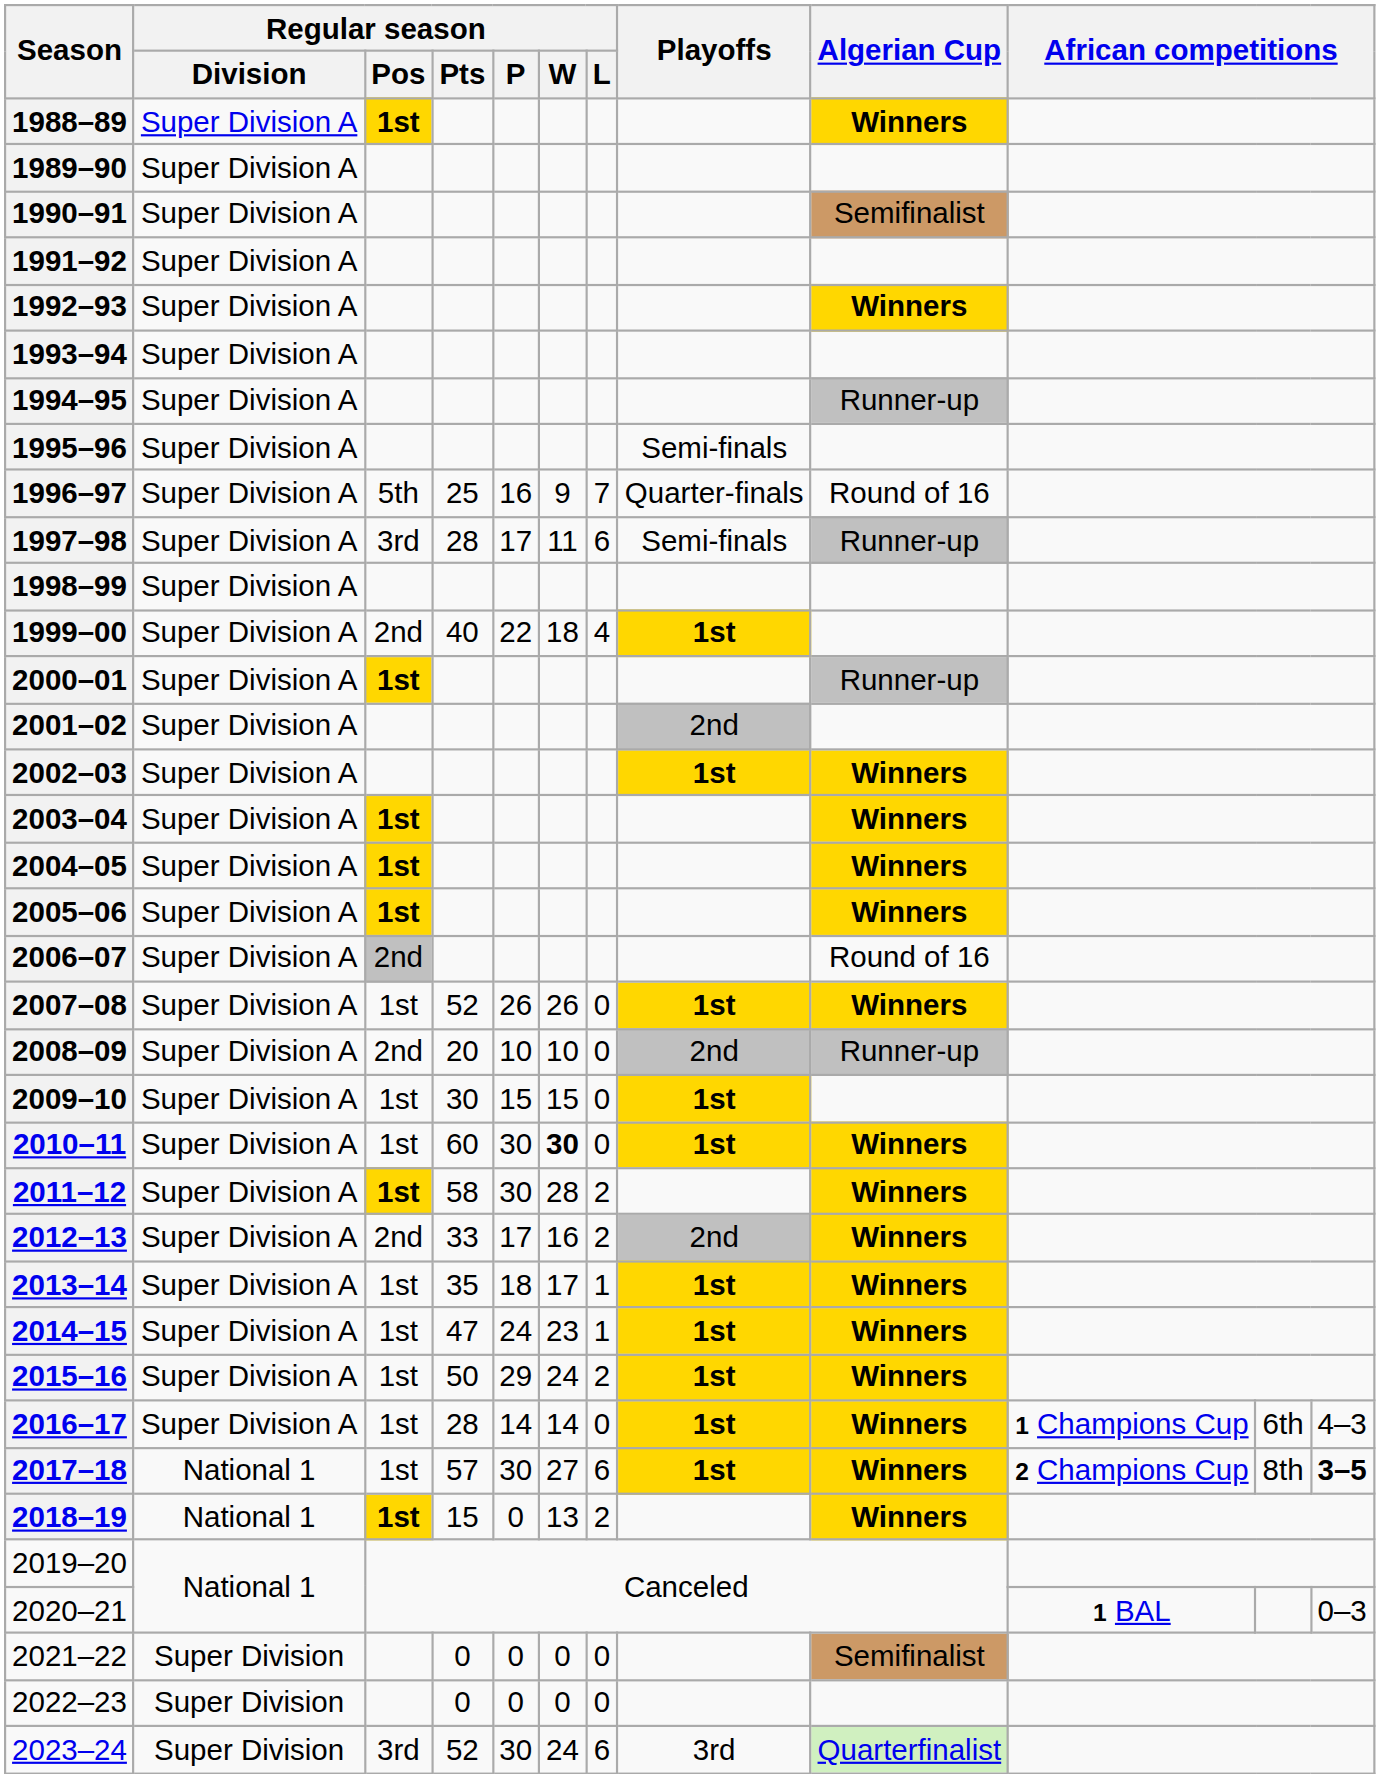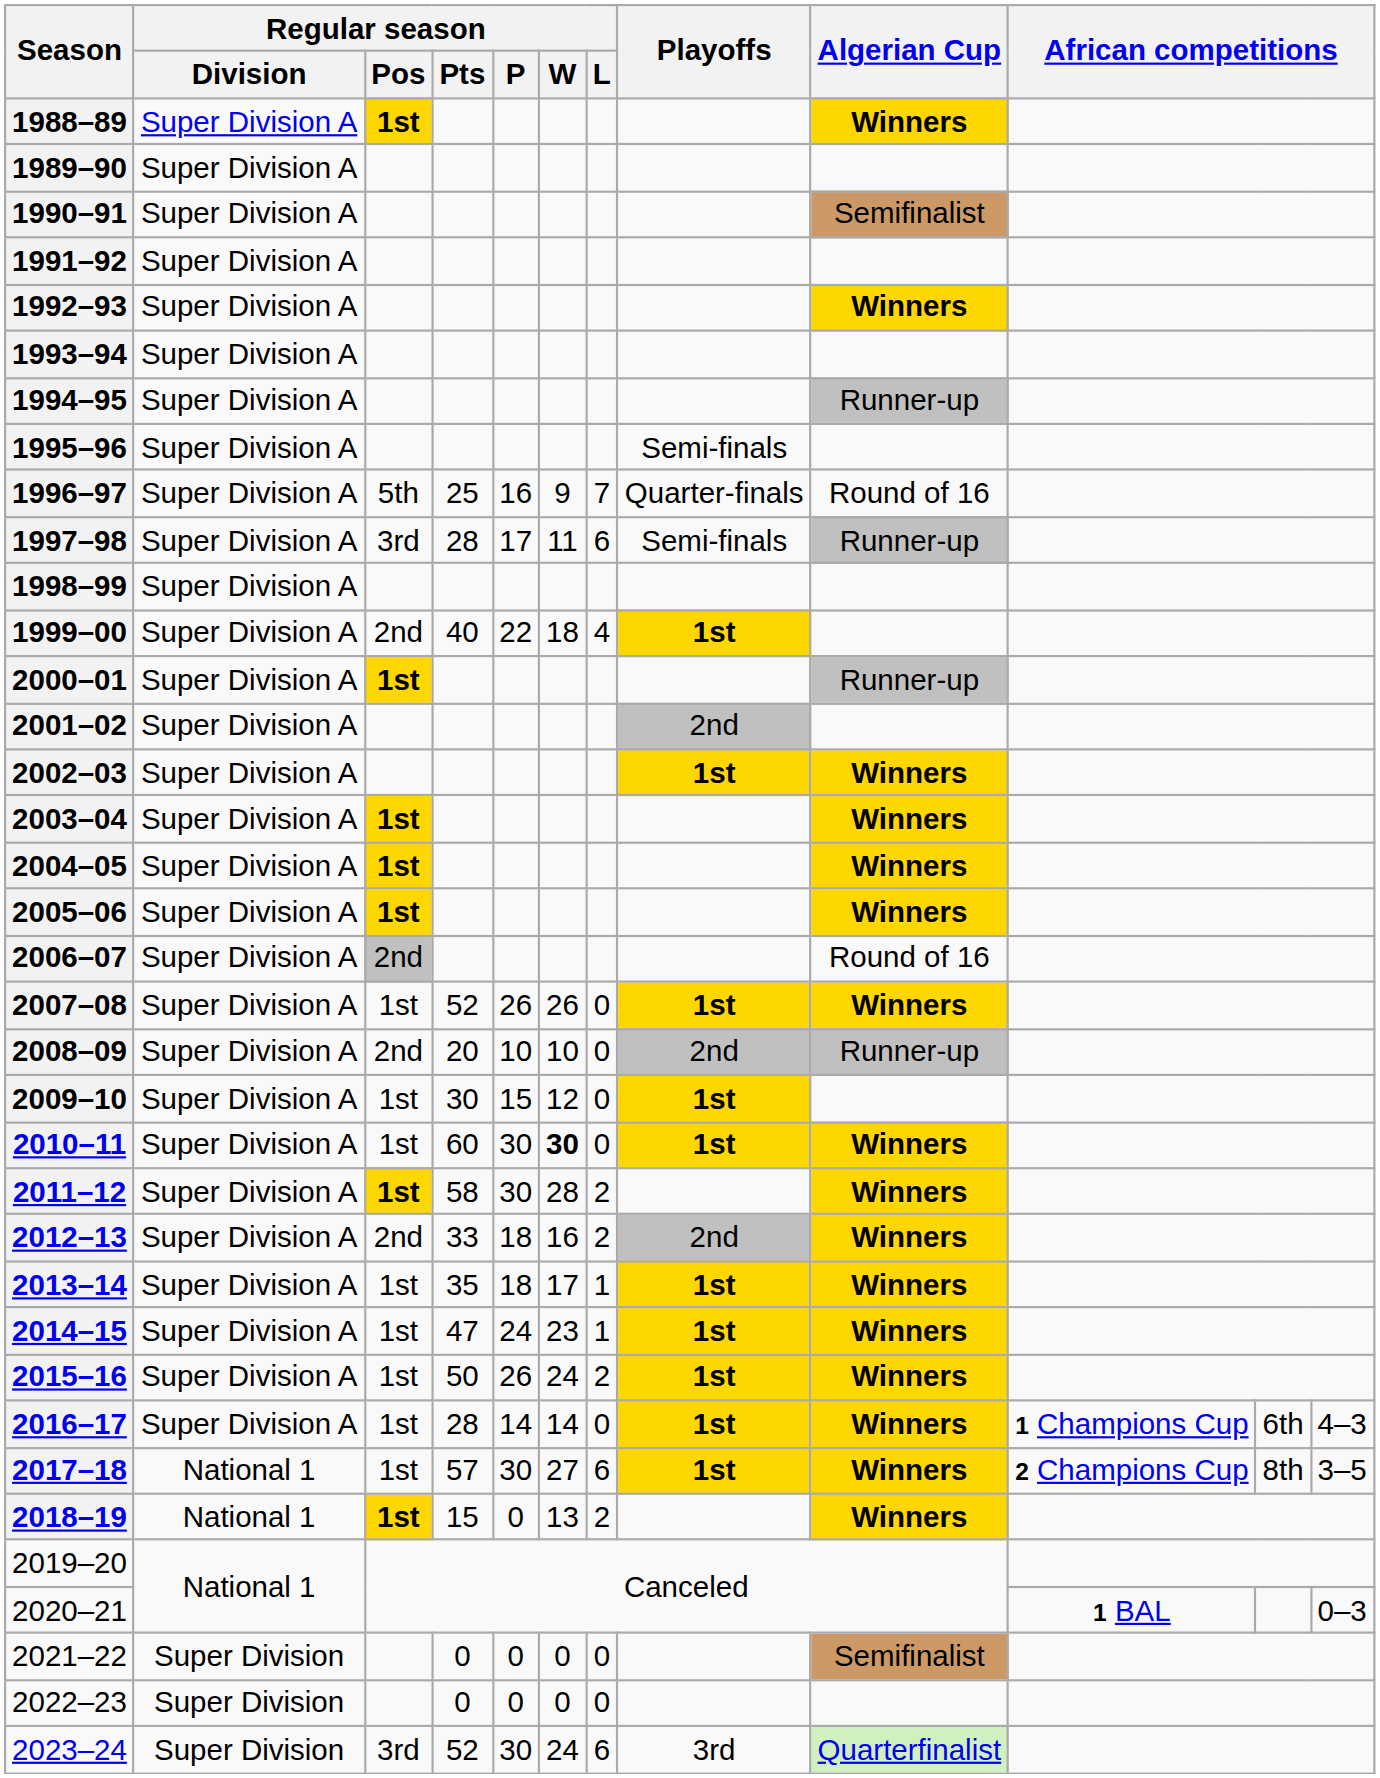(562, 1098) 15 -> (562, 1098) 12
(516, 1237) 17 -> (516, 1237) 18
(516, 1377) 29 -> (516, 1377) 26
(1342, 1470) bold -> (1342, 1470) normal
